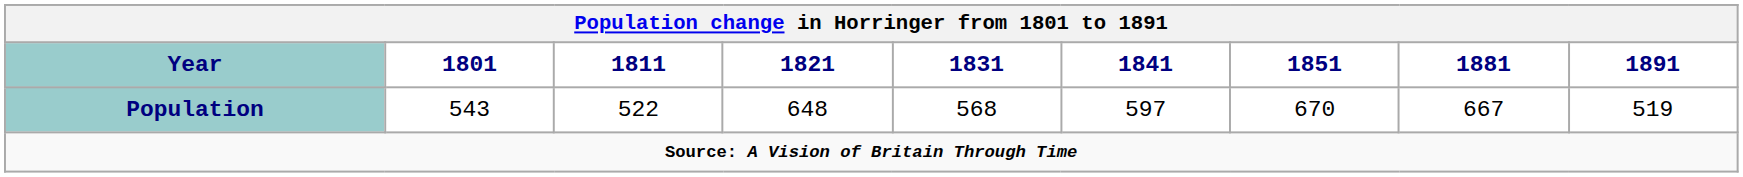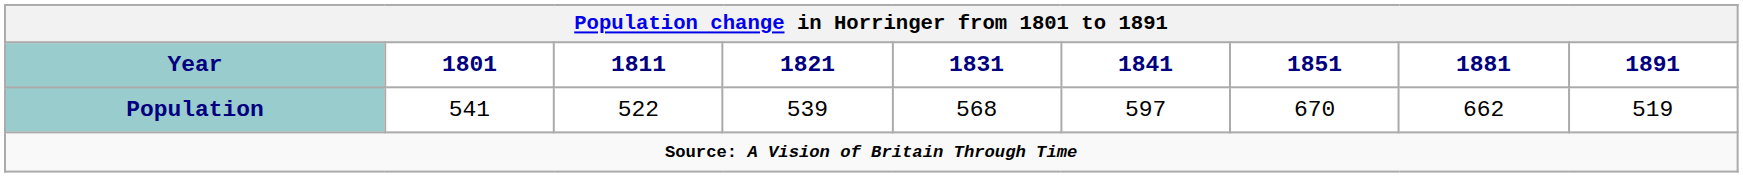(469, 109) 543 -> (469, 109) 541
(807, 109) 648 -> (807, 109) 539
(1484, 109) 667 -> (1484, 109) 662
